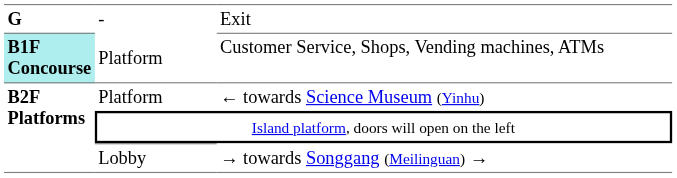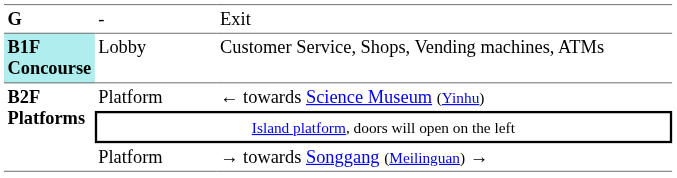(130, 57) Platform -> (122, 47) Lobby
(122, 158) Lobby -> (130, 156) Platform
